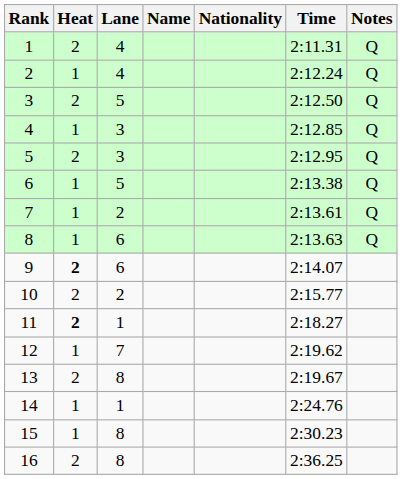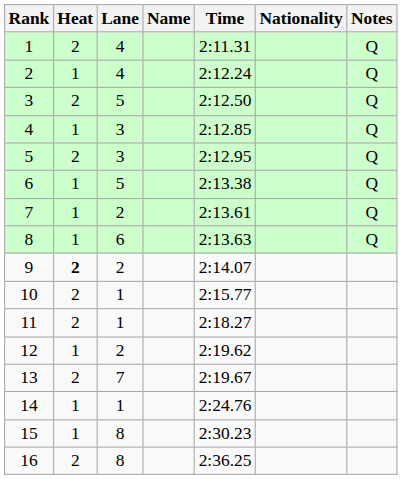columns swapped: (240, 18) <-> (316, 18)
(120, 267) 6 -> (120, 267) 2
(120, 294) 2 -> (120, 294) 1
(75, 322) bold -> (75, 322) normal
(120, 350) 7 -> (120, 350) 2
(120, 377) 8 -> (120, 377) 7
